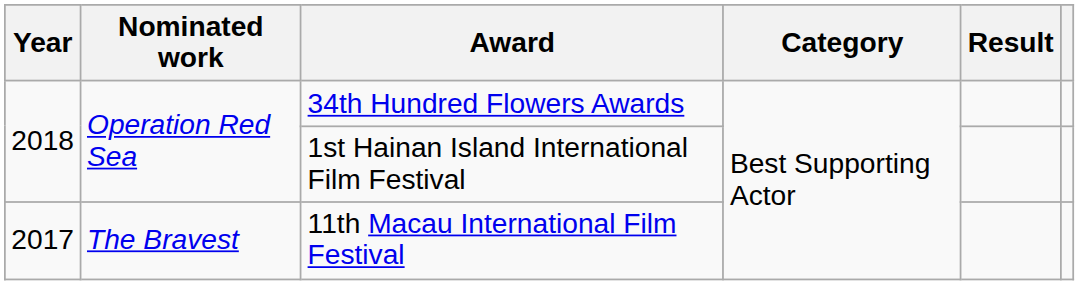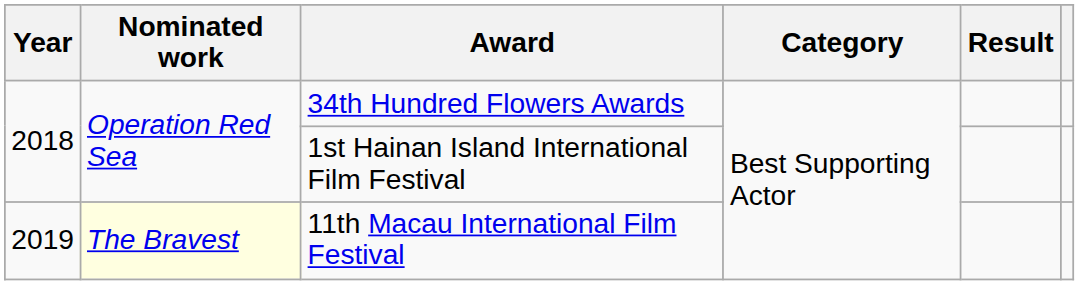(43, 240) 2017 -> (43, 240) 2019
(163, 240) no background -> (163, 240) lightyellow background
